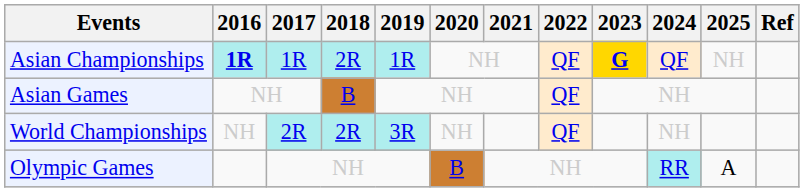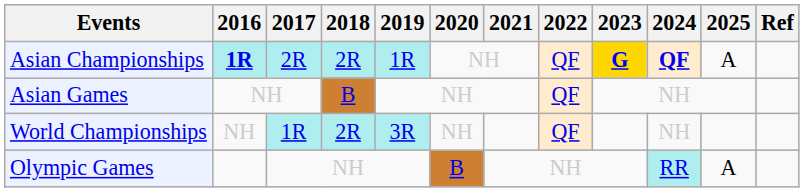(294, 59) 1R -> (294, 59) 2R
(674, 59) normal -> (674, 59) bold
(729, 59) NH -> (729, 59) A
(294, 132) 2R -> (294, 132) 1R
